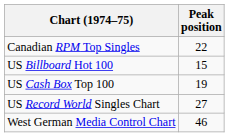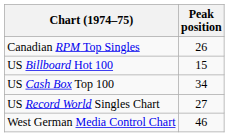(201, 46) 22 -> (201, 46) 26
(201, 84) 19 -> (201, 84) 34
